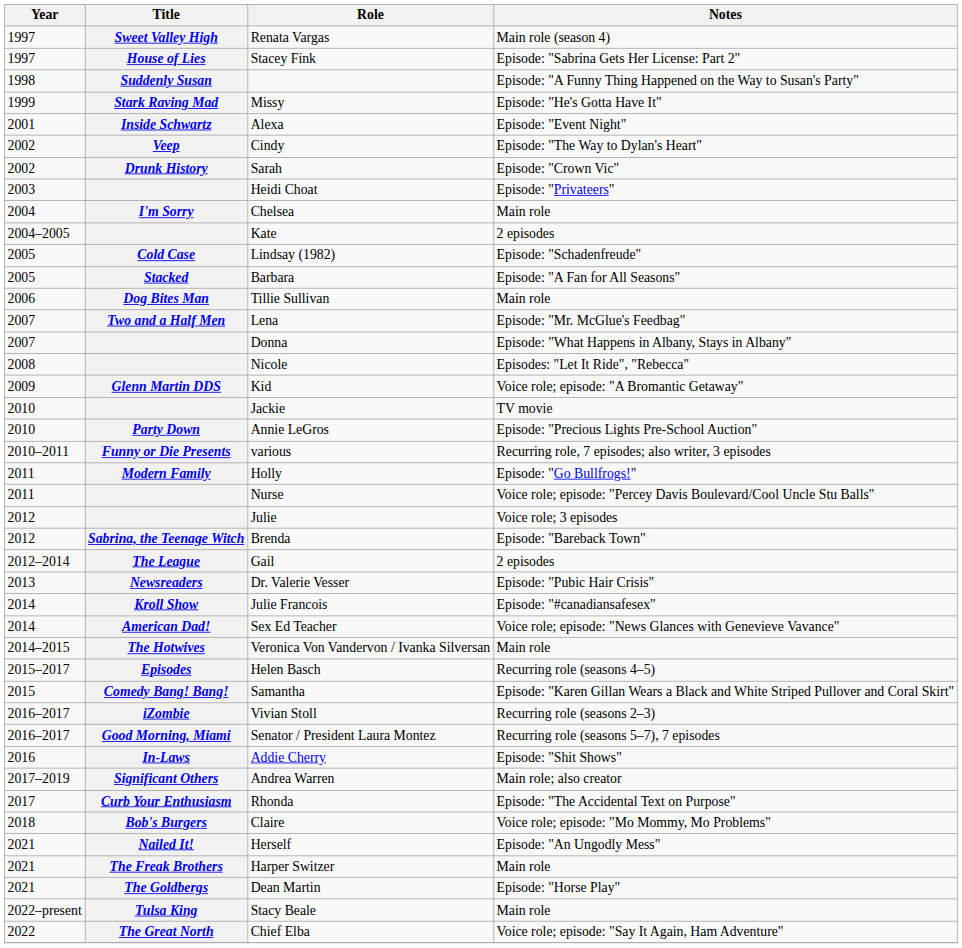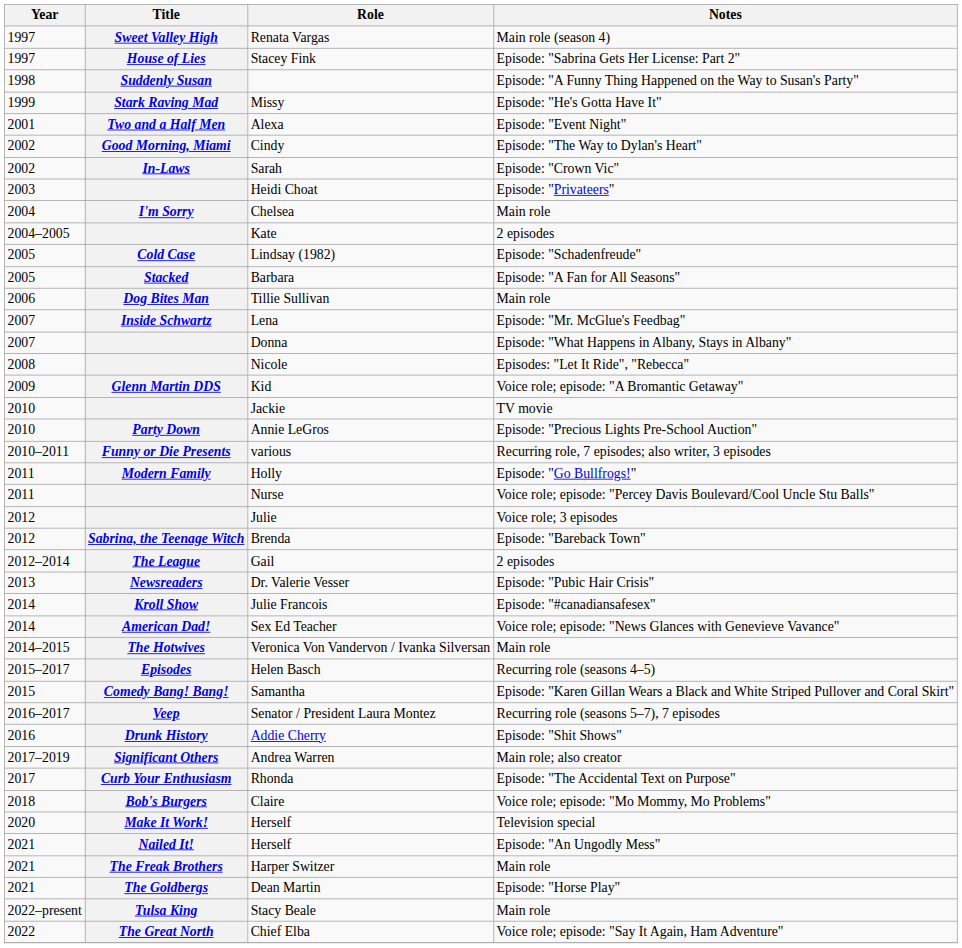(166, 124) Inside Schwartz -> (166, 124) Two and a Half Men
(166, 146) Veep -> (166, 146) Good Morning, Miami
(166, 168) Drunk History -> (166, 168) In-Laws
(166, 320) Two and a Half Men -> (166, 320) Inside Schwartz
- row: (284, 713)
(166, 735) Good Morning, Miami -> (166, 713) Veep
(166, 757) In-Laws -> (166, 735) Drunk History
+ row: (271, 822)
